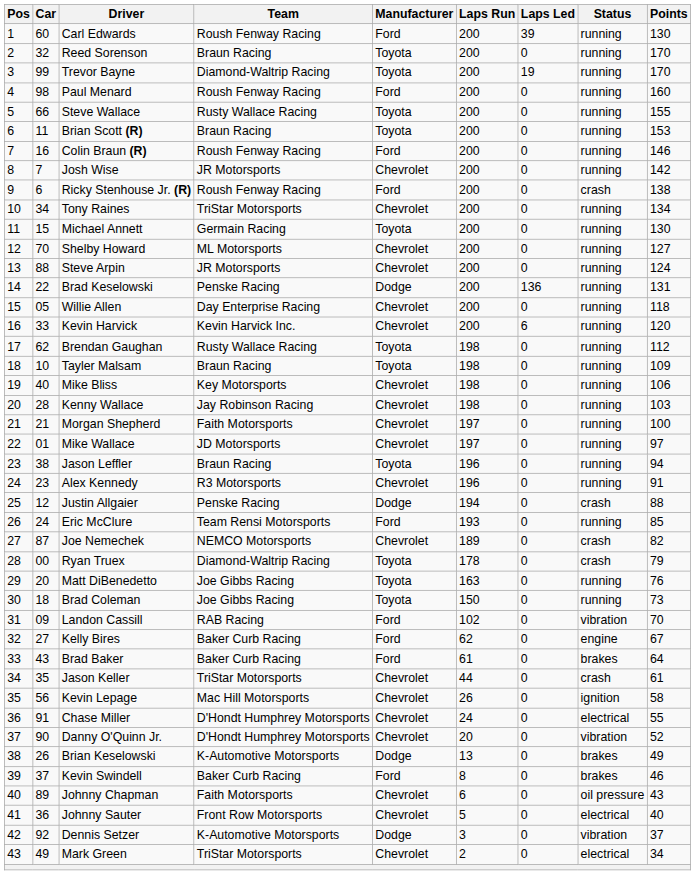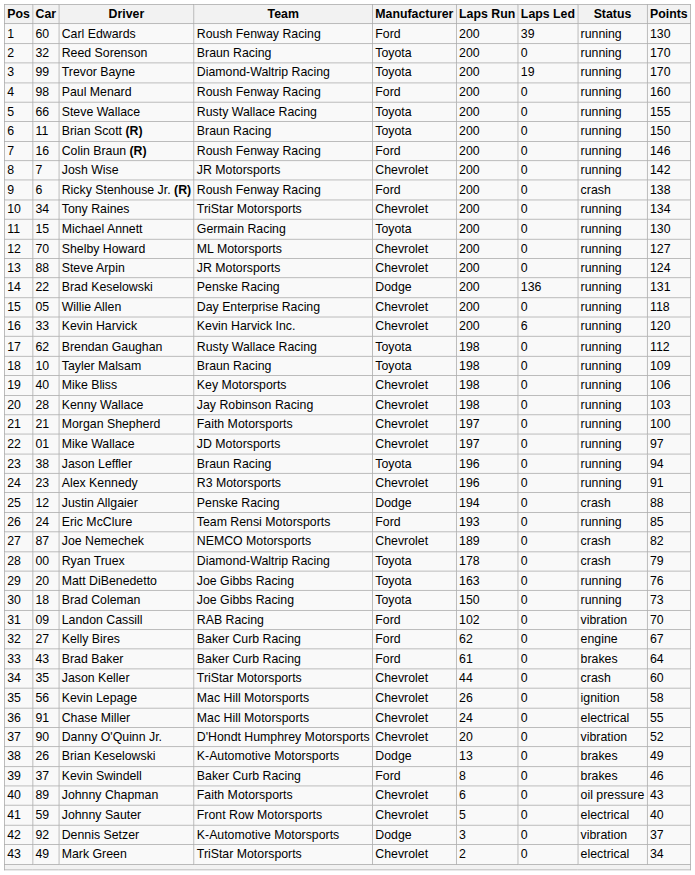(660, 131) 153 -> (660, 131) 150
(657, 678) 61 -> (657, 678) 60
(283, 717) D'Hondt Humphrey Motorsports -> (253, 717) Mac Hill Motorsports
(42, 815) 36 -> (42, 815) 59
